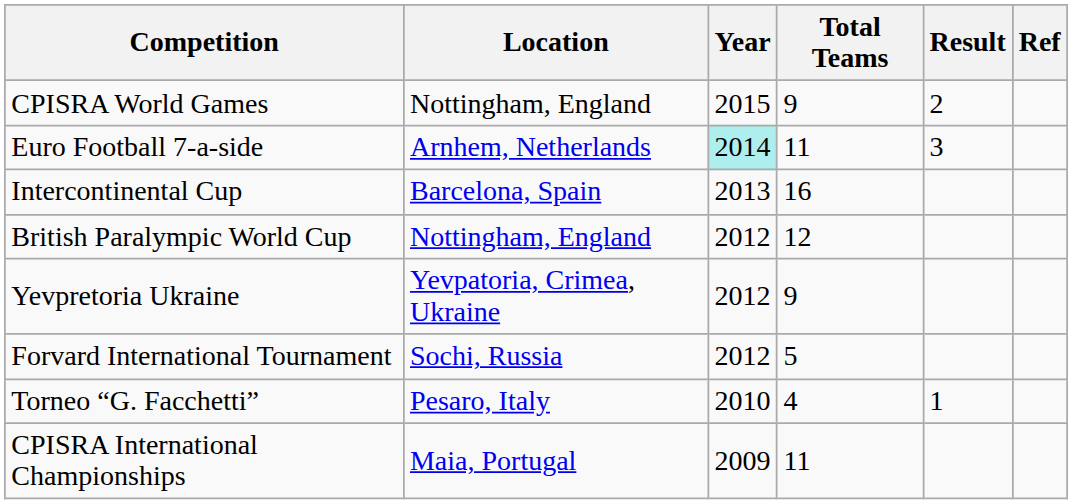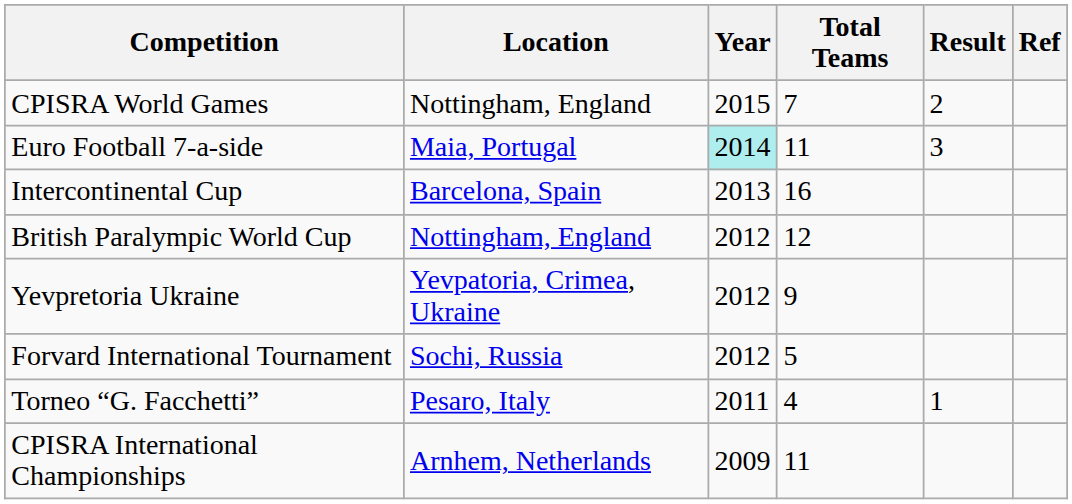(791, 102) 9 -> (791, 102) 7
(530, 147) Arnhem, Netherlands -> (493, 147) Maia, Portugal
(743, 400) 2010 -> (742, 400) 2011
(493, 460) Maia, Portugal -> (530, 460) Arnhem, Netherlands
